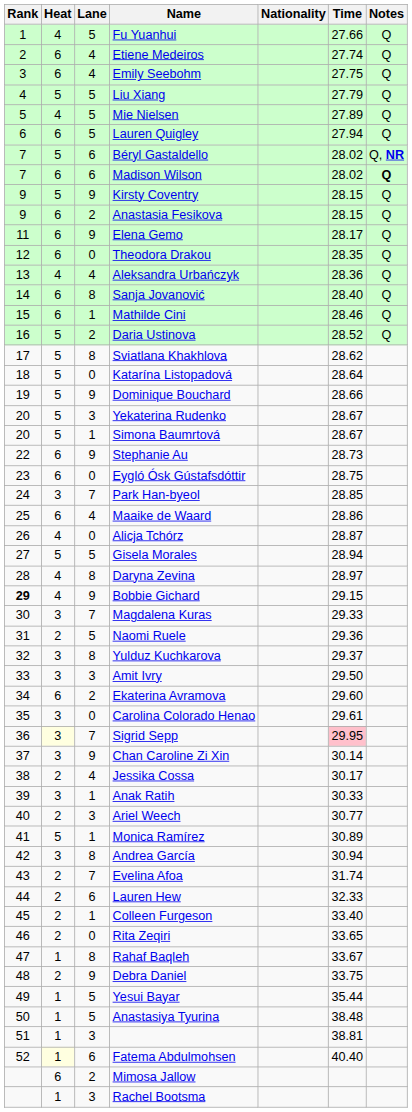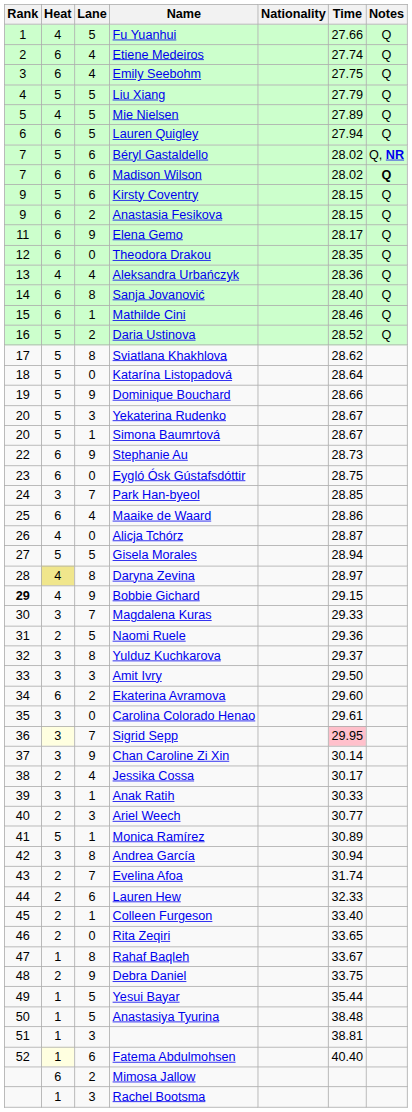(92, 194) 9 -> (92, 194) 6
(58, 575) no background -> (58, 575) khaki background
